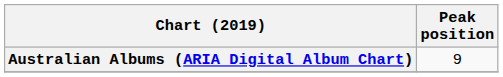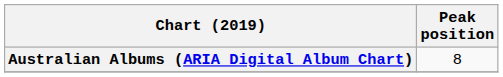(457, 60) 9 -> (457, 60) 8
